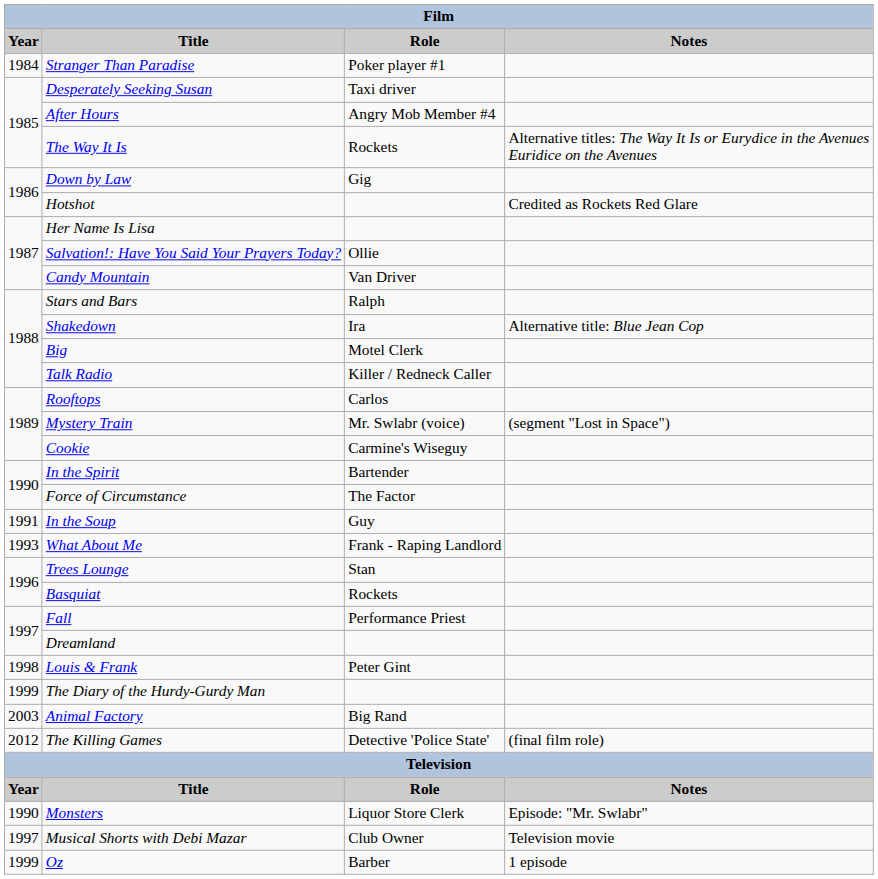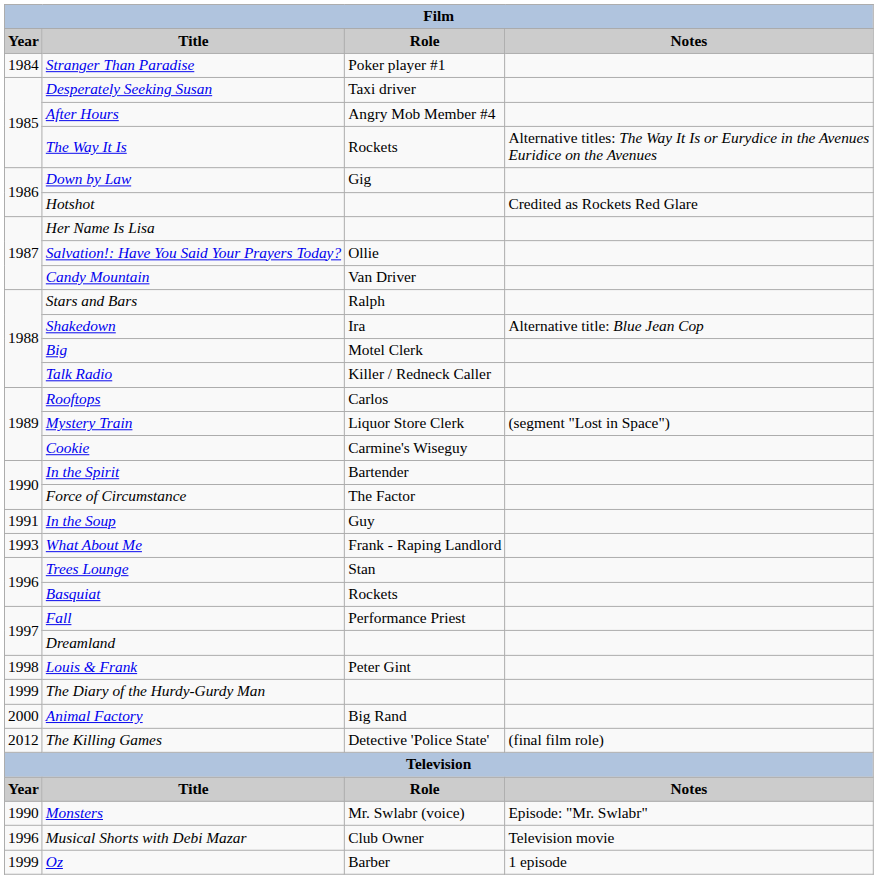(406, 423) Mr. Swlabr (voice) -> (406, 423) Liquor Store Clerk
(23, 716) 2003 -> (23, 716) 2000
(406, 813) Liquor Store Clerk -> (406, 813) Mr. Swlabr (voice)
(23, 837) 1997 -> (23, 837) 1996
